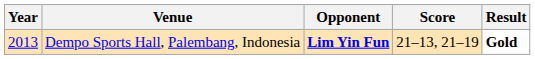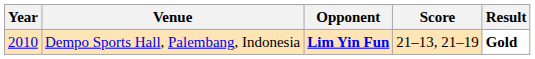(23, 41) 2013 -> (23, 41) 2010
